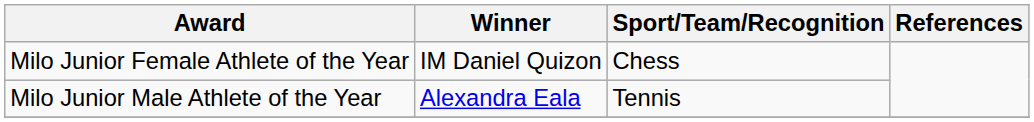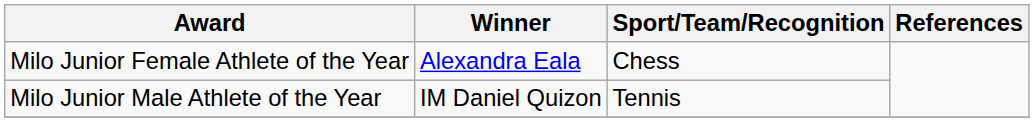(511, 60) IM Daniel Quizon -> (500, 60) Alexandra Eala
(500, 98) Alexandra Eala -> (511, 98) IM Daniel Quizon
